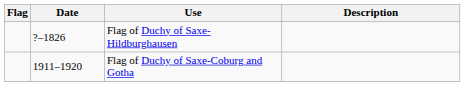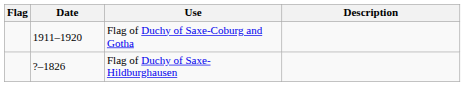rows swapped: (185, 66) <-> (159, 36)
